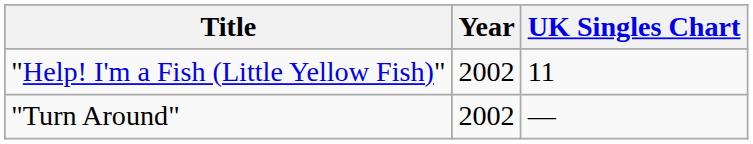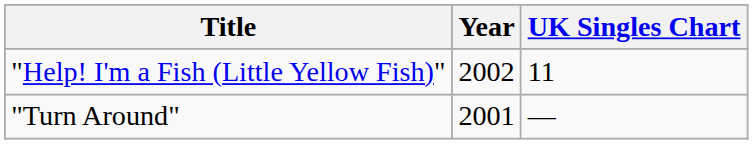(487, 116) 2002 -> (487, 116) 2001
